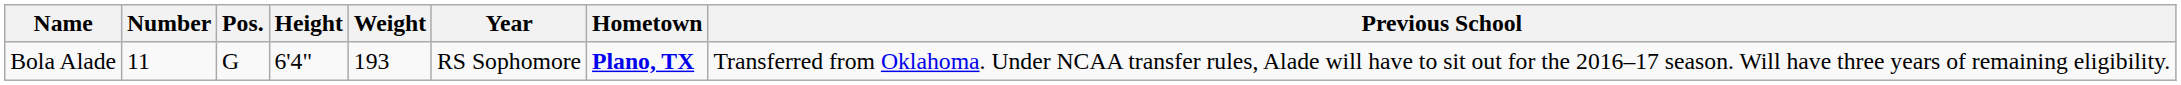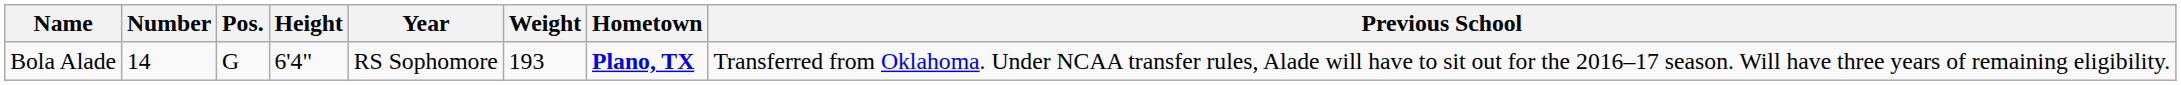columns swapped: (390, 23) <-> (509, 23)
(138, 60) 11 -> (139, 60) 14
